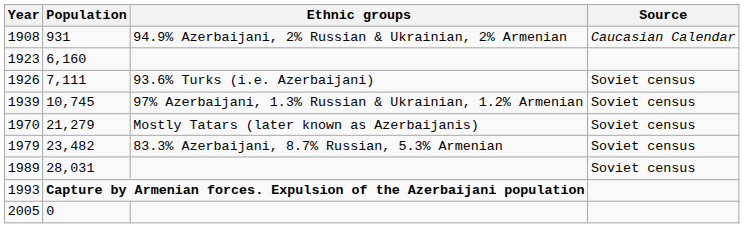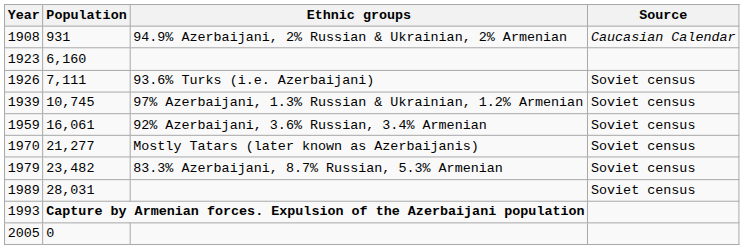+ row: (24, 125)
(70, 125) 21,279 -> (70, 146) 21,277
